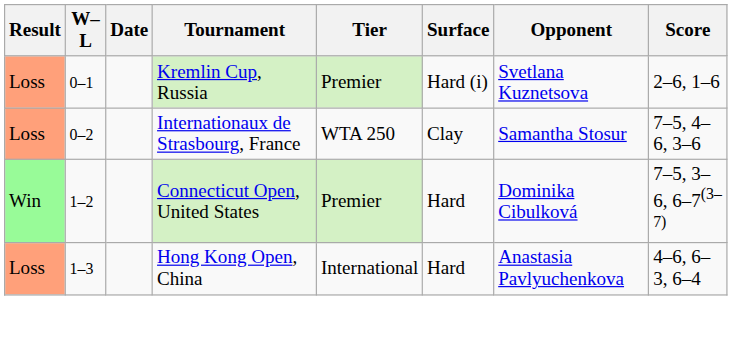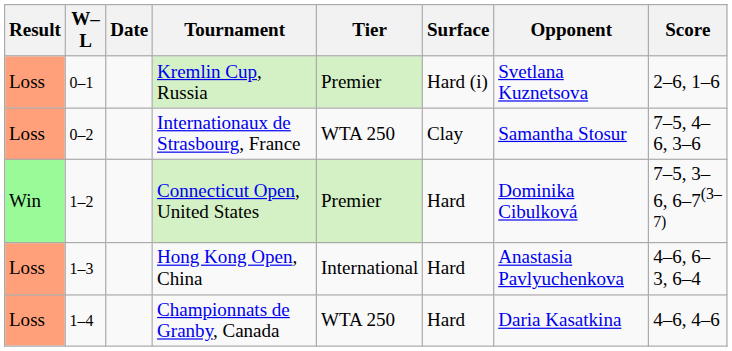+ row: (223, 320)
